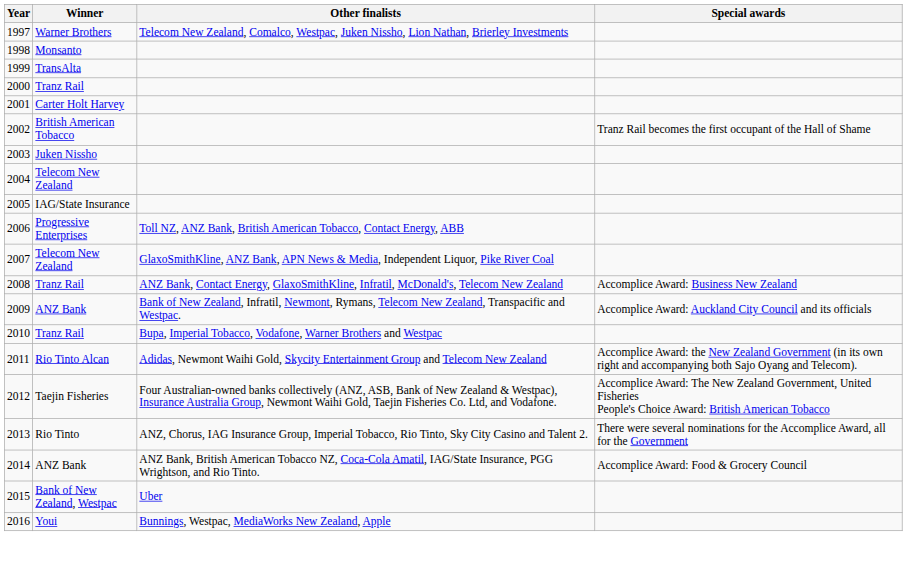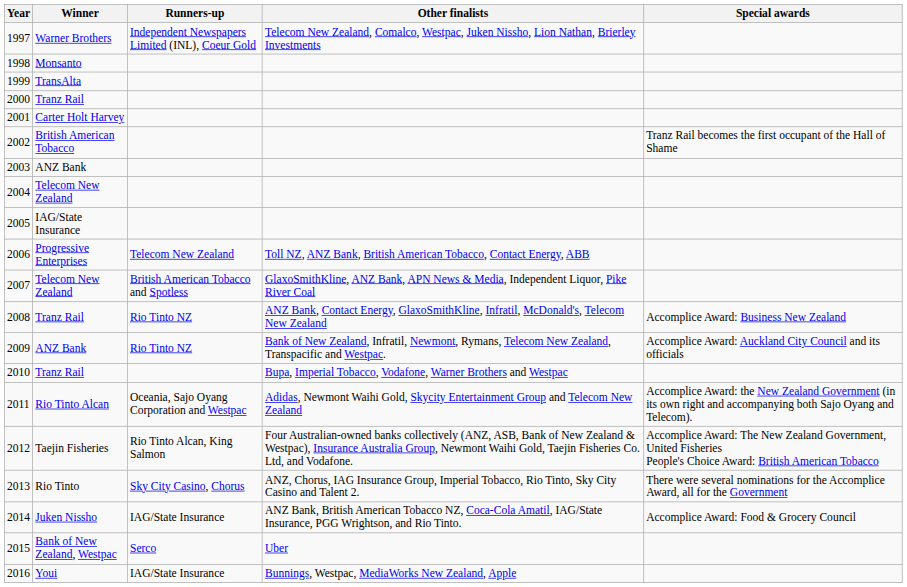+ column: (195, 13)
(66, 154) Juken Nissho -> (61, 167) ANZ Bank
(61, 465) ANZ Bank -> (66, 517) Juken Nissho
